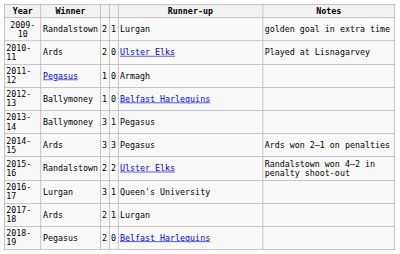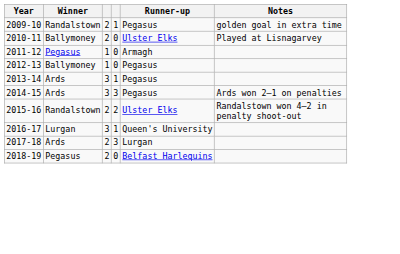(135, 29) Lurgan -> (140, 25) Pegasus
(53, 53) Ards -> (70, 38) Ballymoney
(165, 99) Belfast Harlequins -> (140, 65) Pegasus
(68, 122) Ballymoney -> (55, 79) Ards
(114, 215) 1 -> (116, 143) 3
